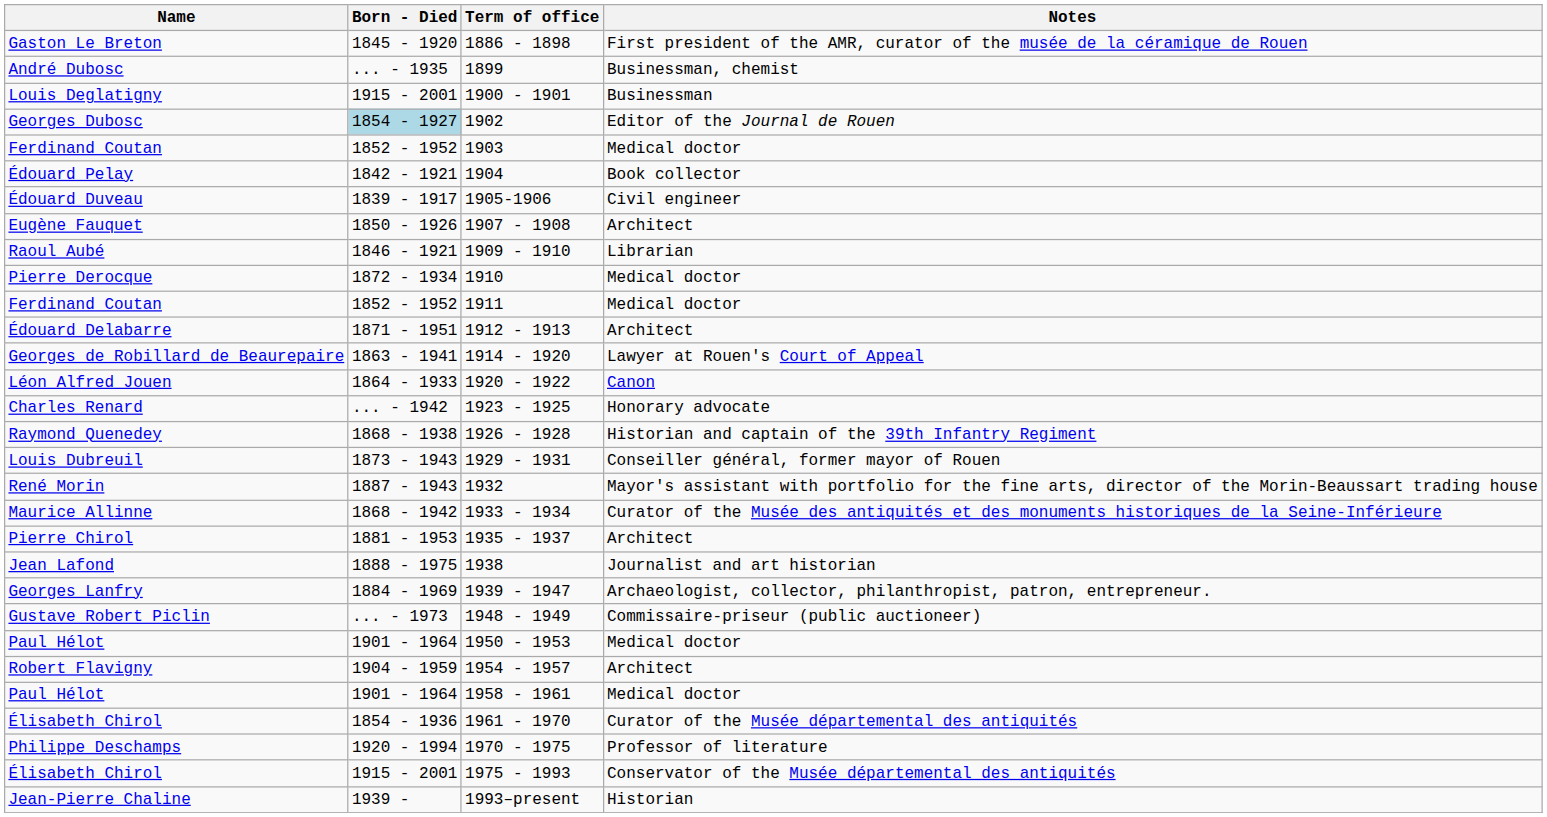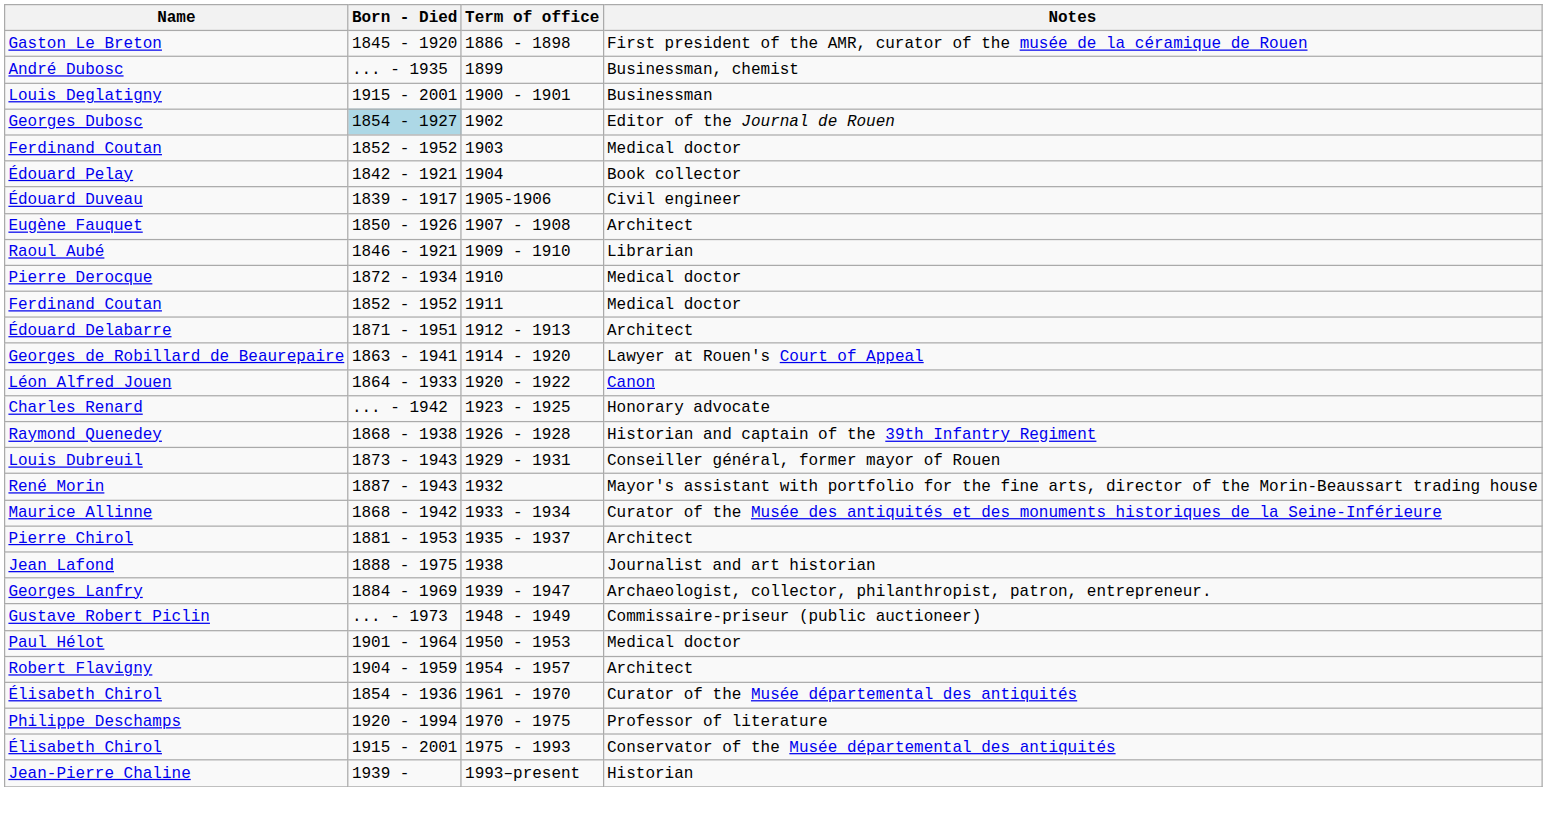- row: (56, 695)
